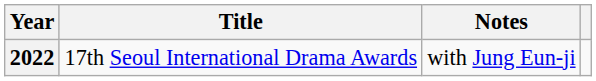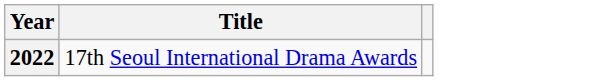- column: (501, 22)
